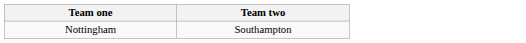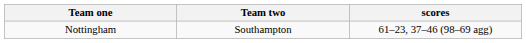+ column: (435, 13)
